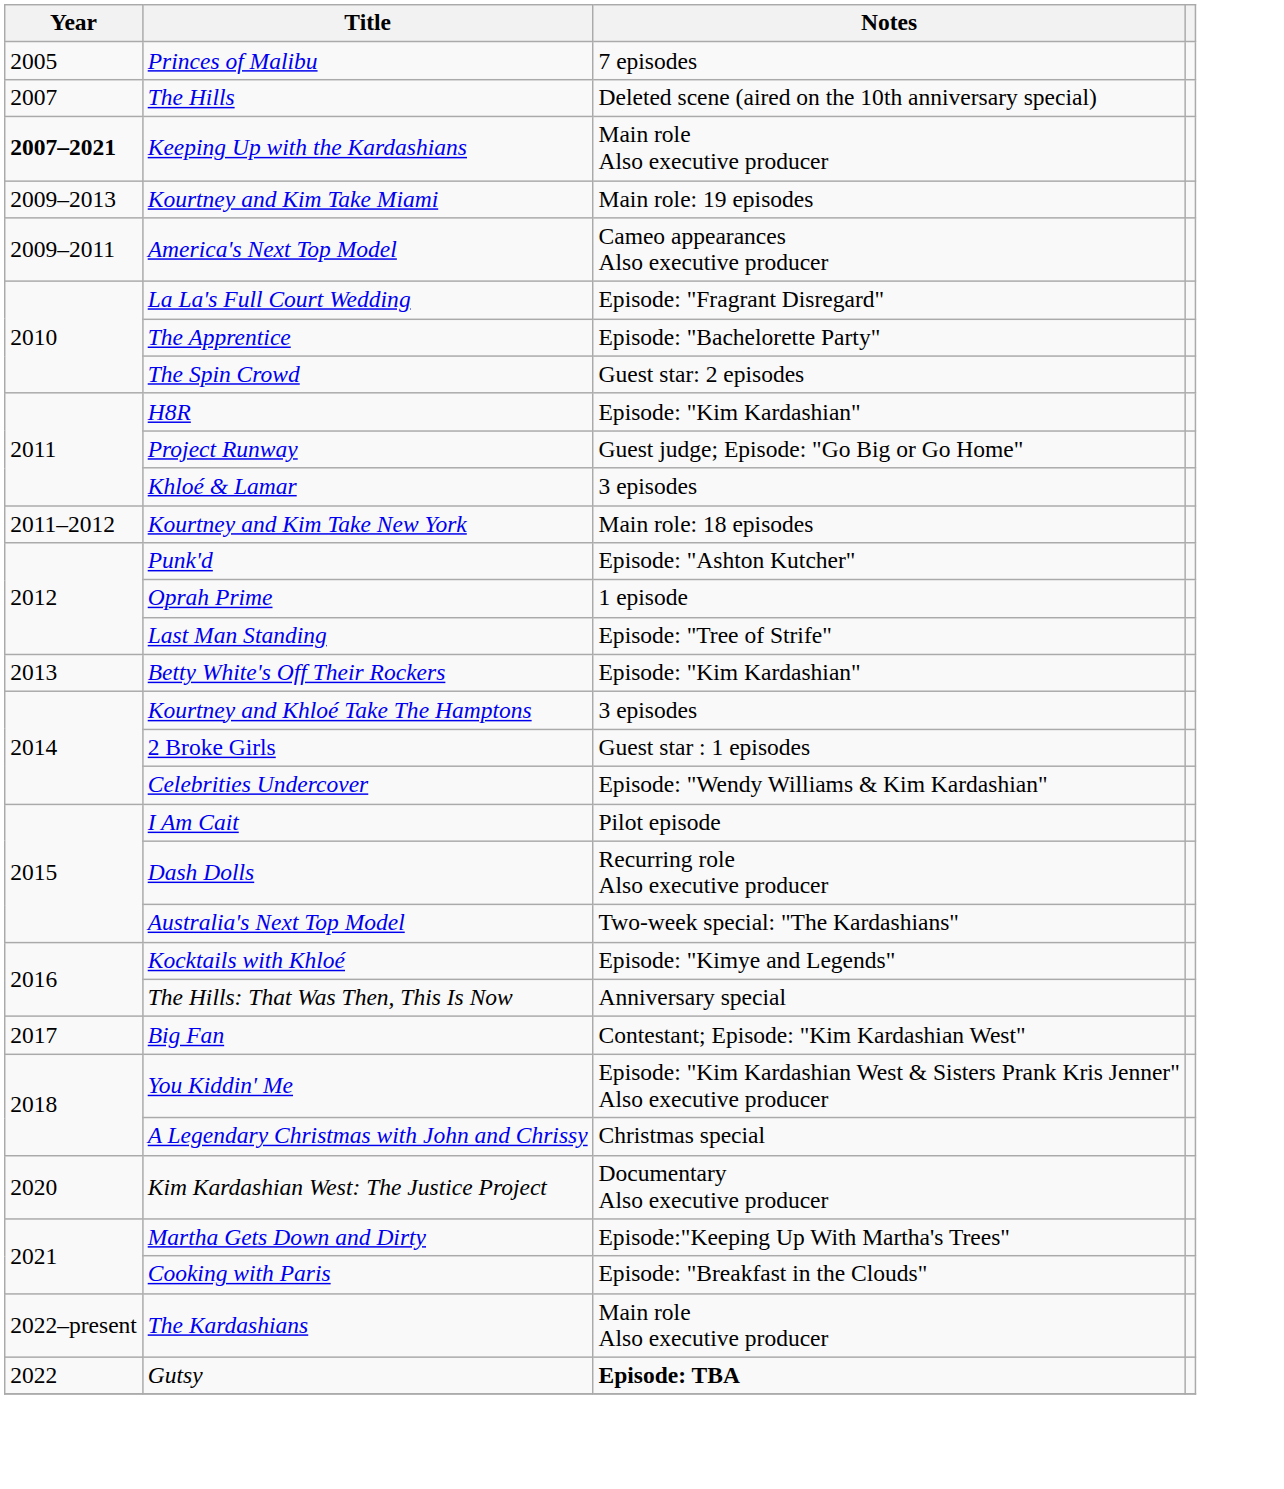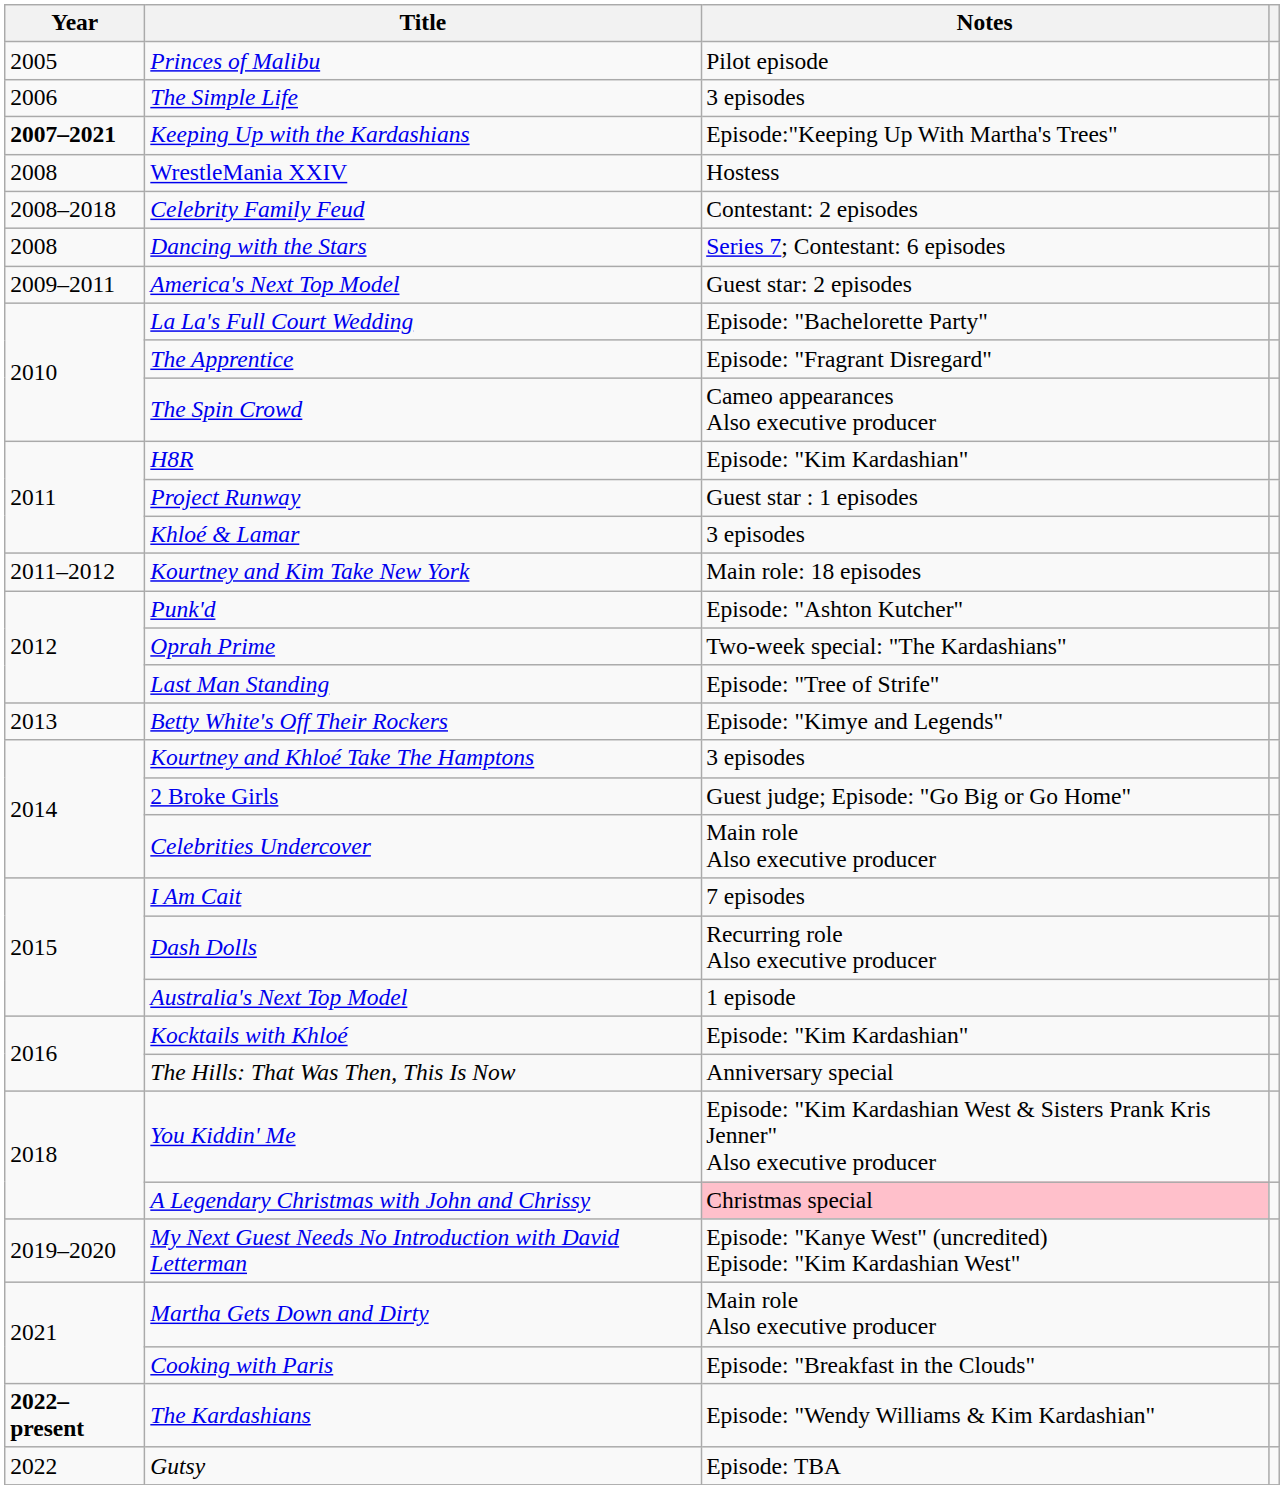(648, 60) 7 episodes -> (767, 60) Pilot episode
+ row: (224, 97)
- row: (191, 97)
(713, 148) Main role Also executive producer -> (912, 135) Episode:"Keeping Up With Martha's Trees"
+ row: (249, 172)
+ row: (257, 209)
+ row: (258, 246)
- row: (293, 198)
(713, 249) Cameo appearances Also executive producer -> (809, 284) Guest star: 2 episodes
(741, 299) Episode: "Fragrant Disregard" -> (847, 321) Episode: "Bachelorette Party"
(739, 337) Episode: "Bachelorette Party" -> (849, 358) Episode: "Fragrant Disregard"
(701, 374) Guest star: 2 episodes -> (821, 409) Cameo appearances Also executive producer
(811, 449) Guest judge; Episode: "Go Big or Go Home" -> (812, 497) Guest star : 1 episodes
(643, 598) 1 episode -> (886, 646) Two-week special: "The Kardashians"
(730, 672) Episode: "Kim Kardashian" -> (855, 721) Episode: "Kimye and Legends"
(704, 747) Guest star : 1 episodes -> (919, 795) Guest judge; Episode: "Go Big or Go Home"
(823, 784) Episode: "Wendy Williams & Kim Kardashian" -> (821, 846) Main role Also executive producer
(660, 822) Pilot episode -> (756, 896) 7 episodes
(779, 923) Two-week special: "The Kardashians" -> (751, 997) 1 episode
(747, 960) Episode: "Kimye and Legends" -> (837, 1035) Episode: "Kim Kardashian"
- row: (186, 1035)
(682, 1136) no background -> (789, 1199) pink background
+ row: (385, 1250)
- row: (347, 1186)
(804, 1237) Episode:"Keeping Up With Martha's Trees" -> (821, 1314) Main role Also executive producer
(74, 1325) normal -> (47, 1415) bold
(713, 1325) Main role Also executive producer -> (931, 1415) Episode: "Wendy Williams & Kim Kardashian"
(669, 1375) bold -> (774, 1465) normal
